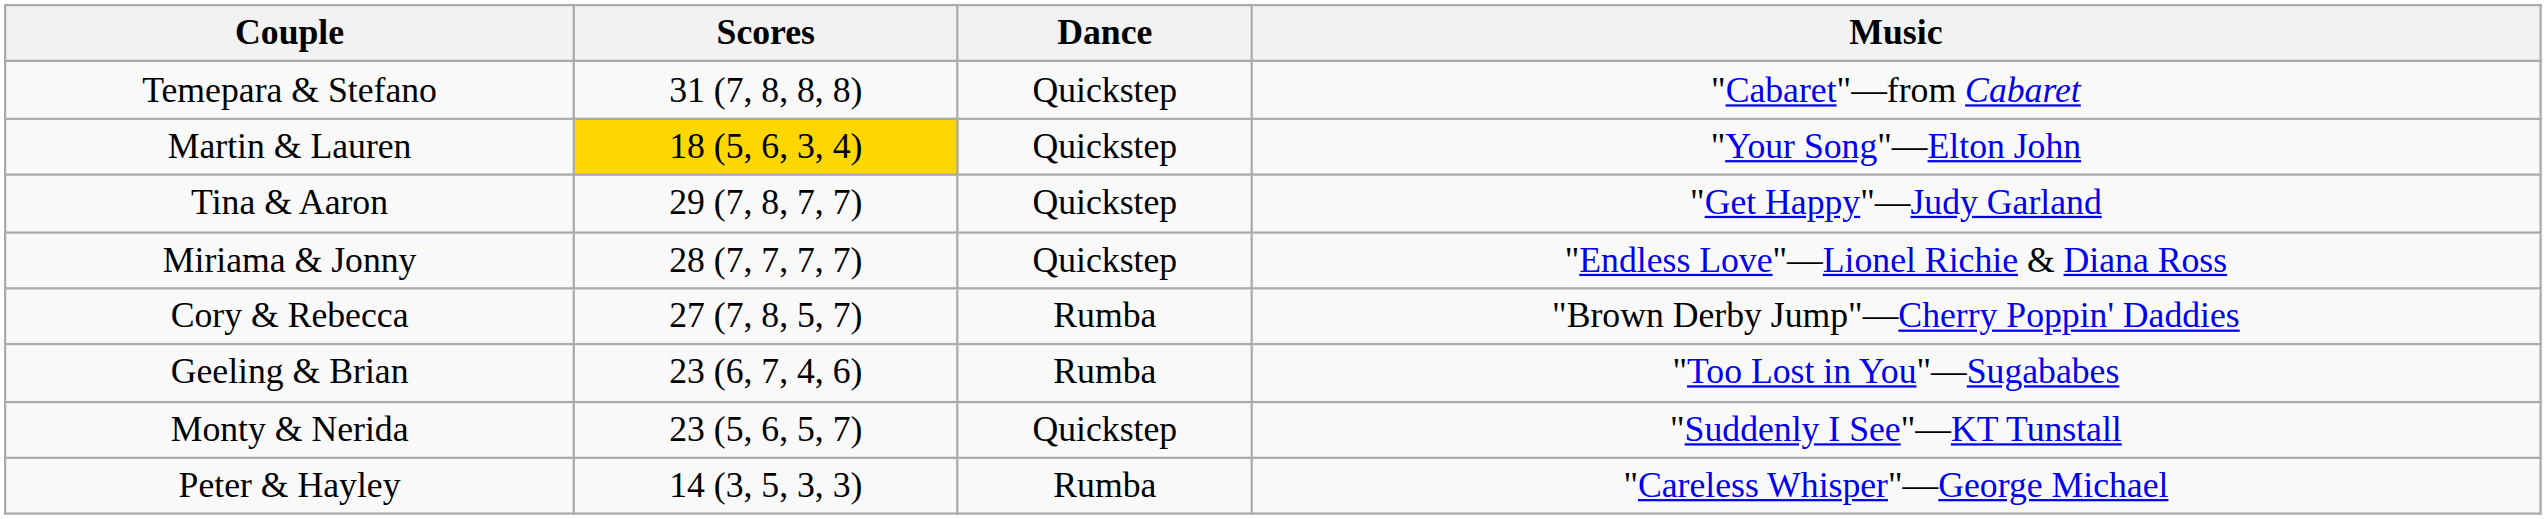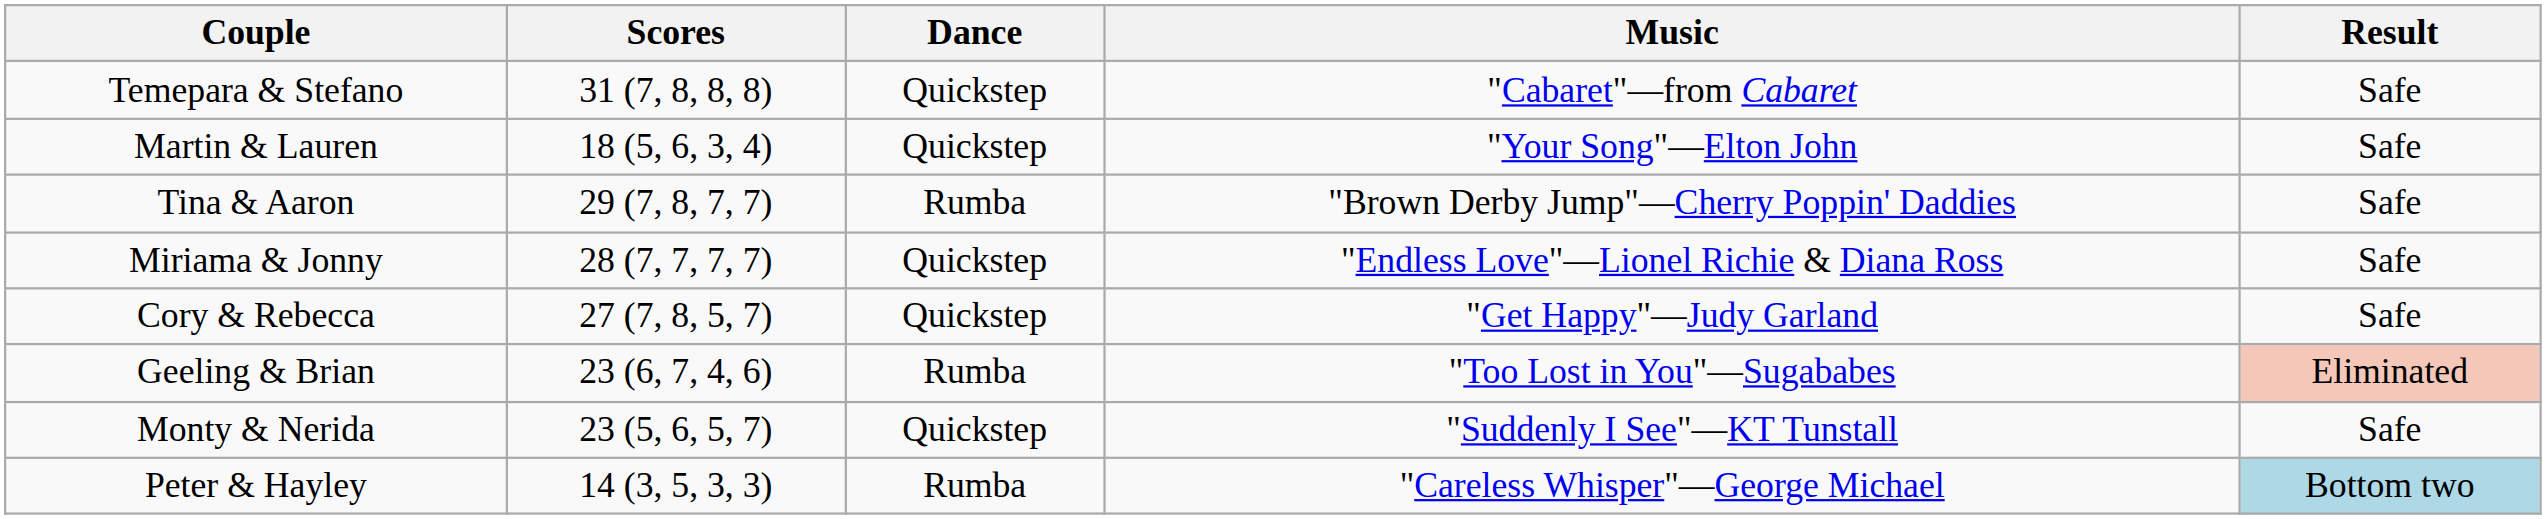+ column: (2390, 32)
(766, 145) gold background -> (676, 145) no background
(1105, 202) Quickstep -> (975, 202) Rumba
(1896, 202) "Get Happy"—Judy Garland -> (1672, 202) "Brown Derby Jump"—Cherry Poppin' Daddies
(1105, 315) Rumba -> (975, 315) Quickstep
(1896, 315) "Brown Derby Jump"—Cherry Poppin' Daddies -> (1672, 315) "Get Happy"—Judy Garland
